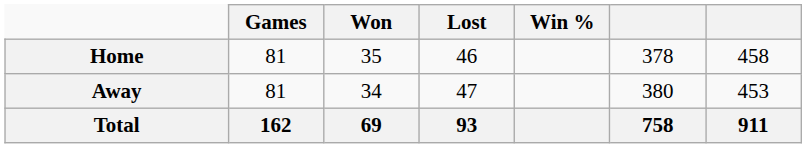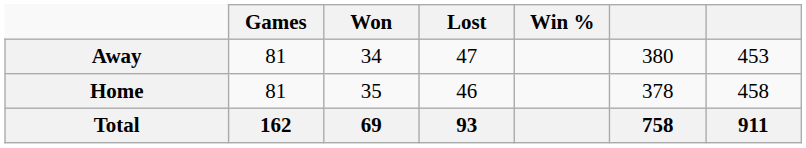rows swapped: (117, 56) <-> (117, 91)
